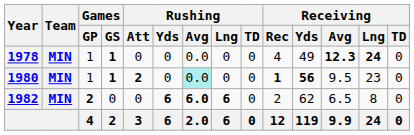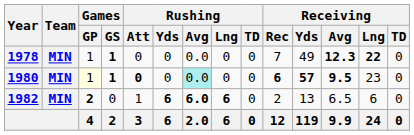(277, 57) 4 -> (277, 57) 7
(373, 57) 24 -> (373, 57) 22
(90, 78) no background -> (90, 78) lightyellow background
(138, 78) 2 -> (138, 78) 0
(277, 78) 1 -> (277, 78) 6
(307, 78) 56 -> (307, 78) 57
(340, 78) normal -> (340, 78) bold
(138, 99) 0 -> (138, 99) 1
(307, 99) 62 -> (307, 99) 13
(373, 99) 8 -> (373, 99) 6
